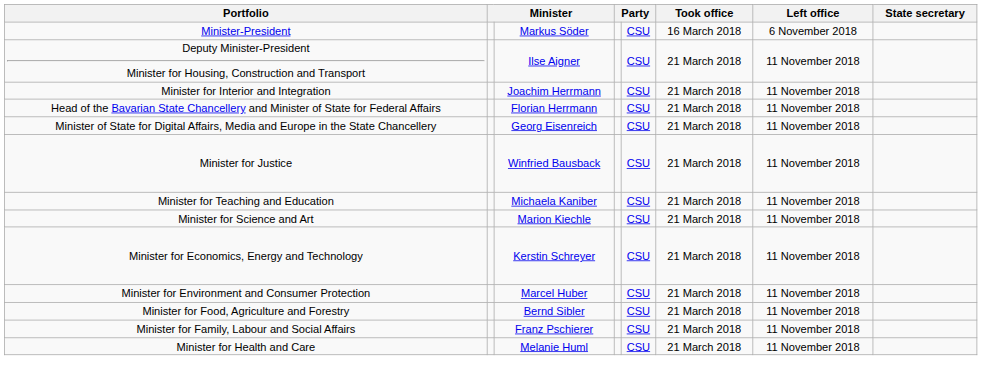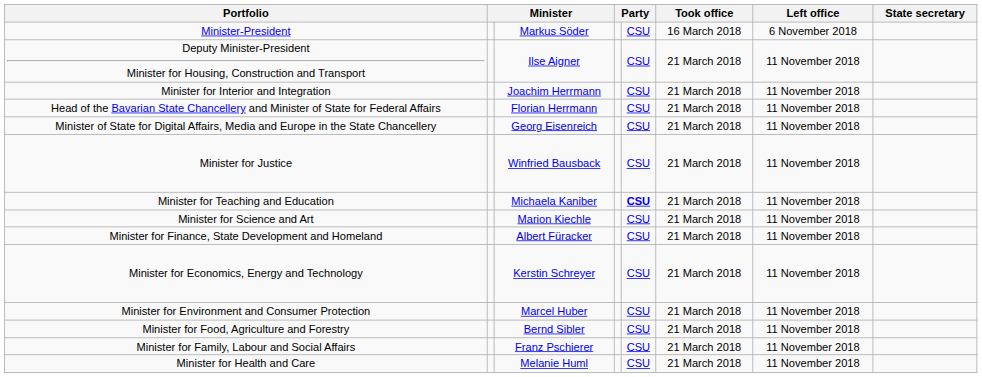(638, 201) normal -> (638, 201) bold
+ row: (246, 236)
